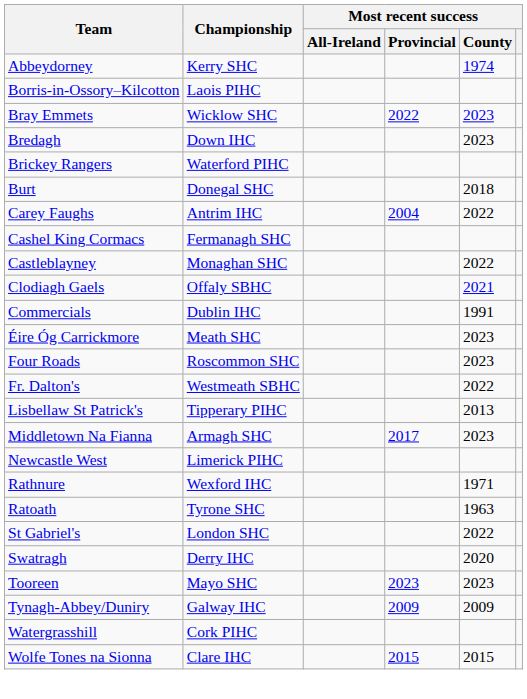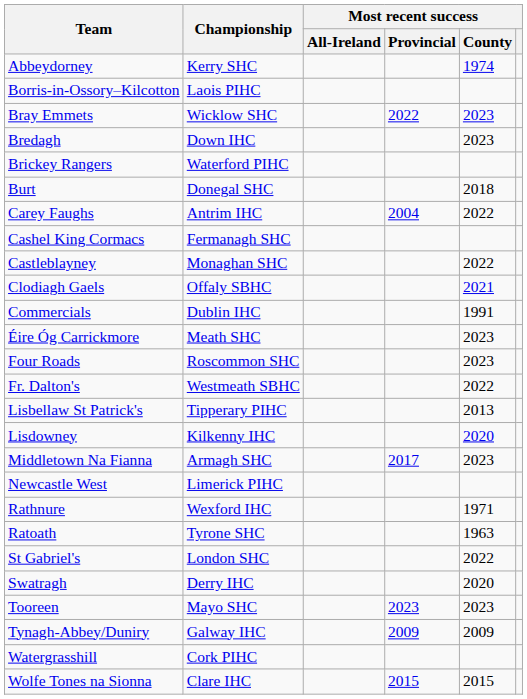+ row: (43, 435)
